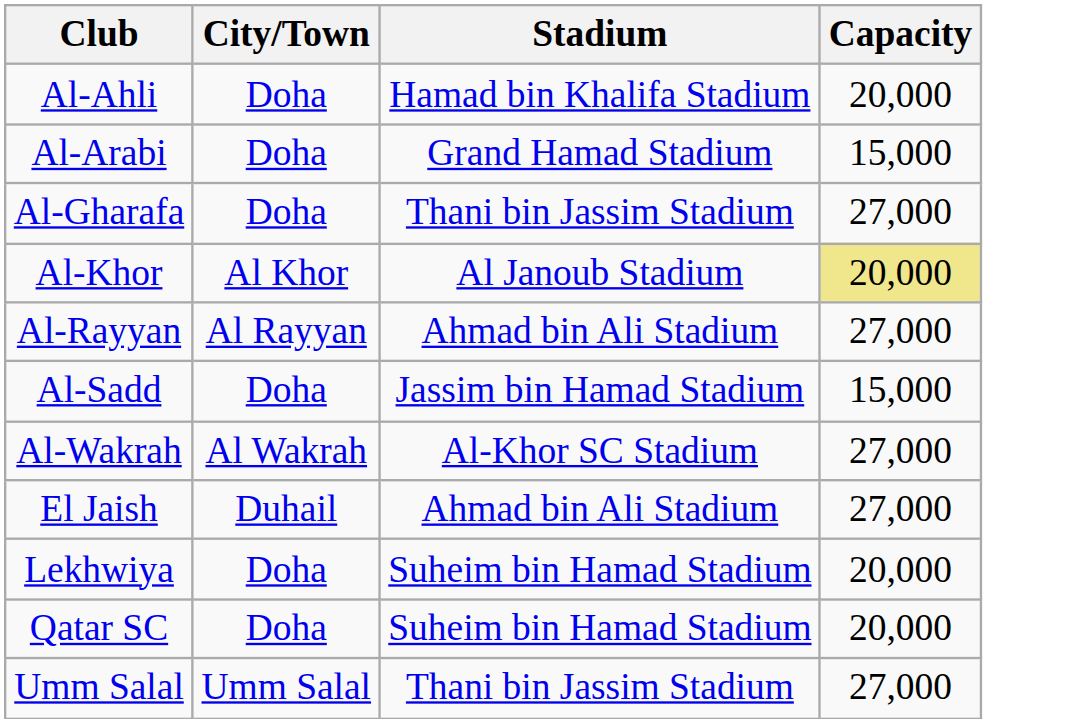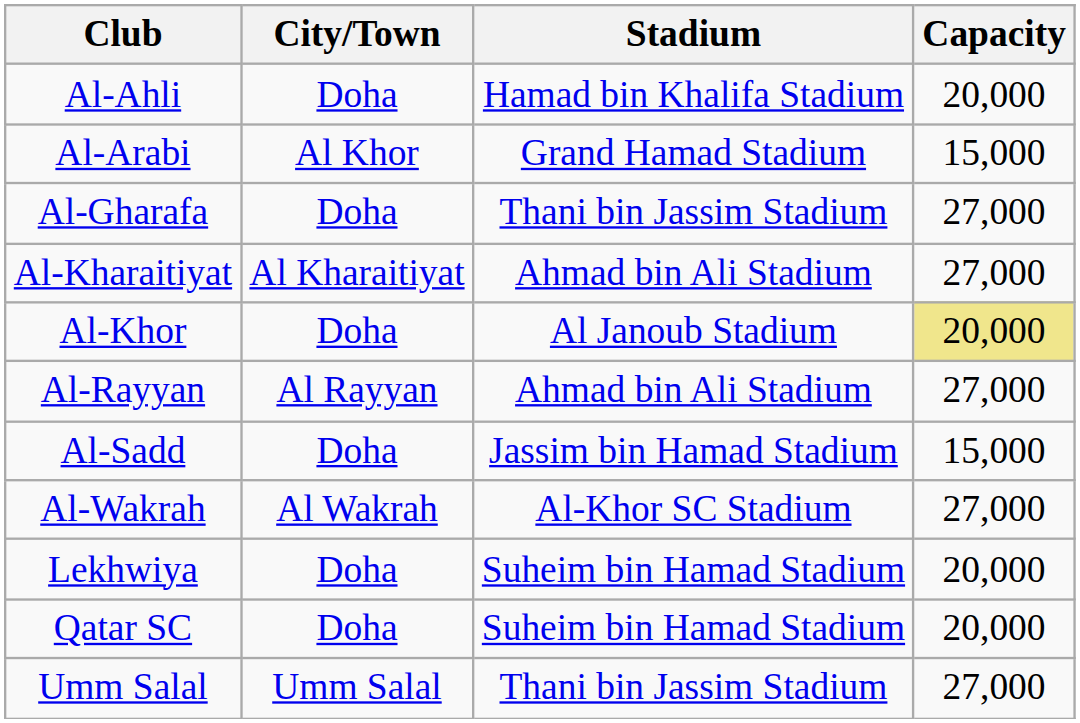(286, 152) Doha -> (357, 152) Al Khor
+ row: (123, 271)
(286, 271) Al Khor -> (357, 331) Doha
- row: (99, 509)
